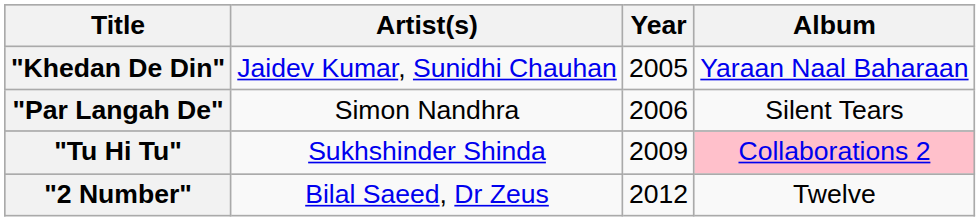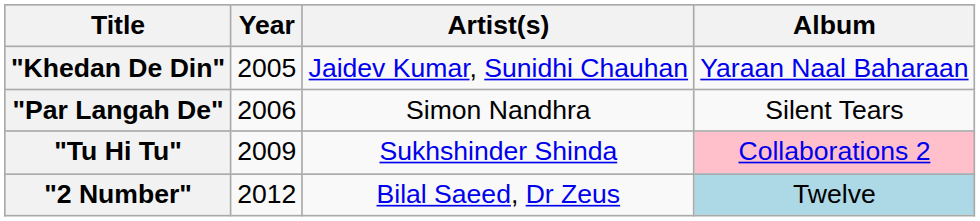columns swapped: (659, 25) <-> (427, 25)
(834, 194) no background -> (834, 194) lightblue background
